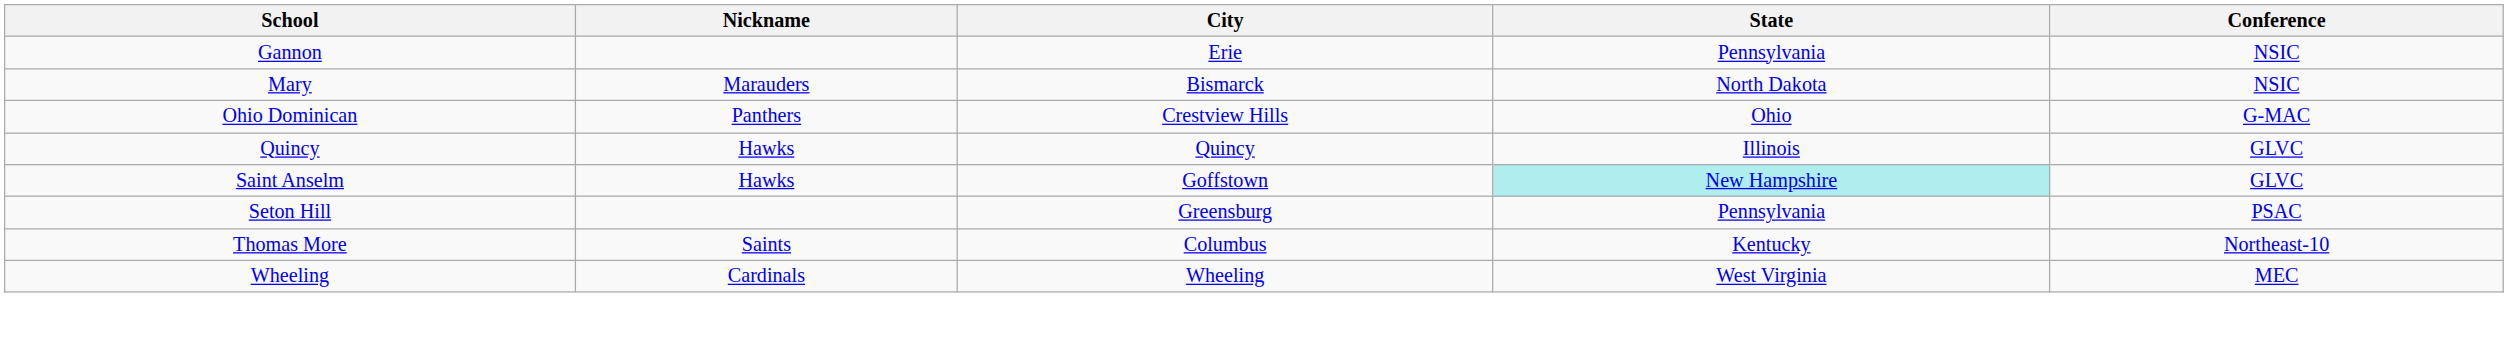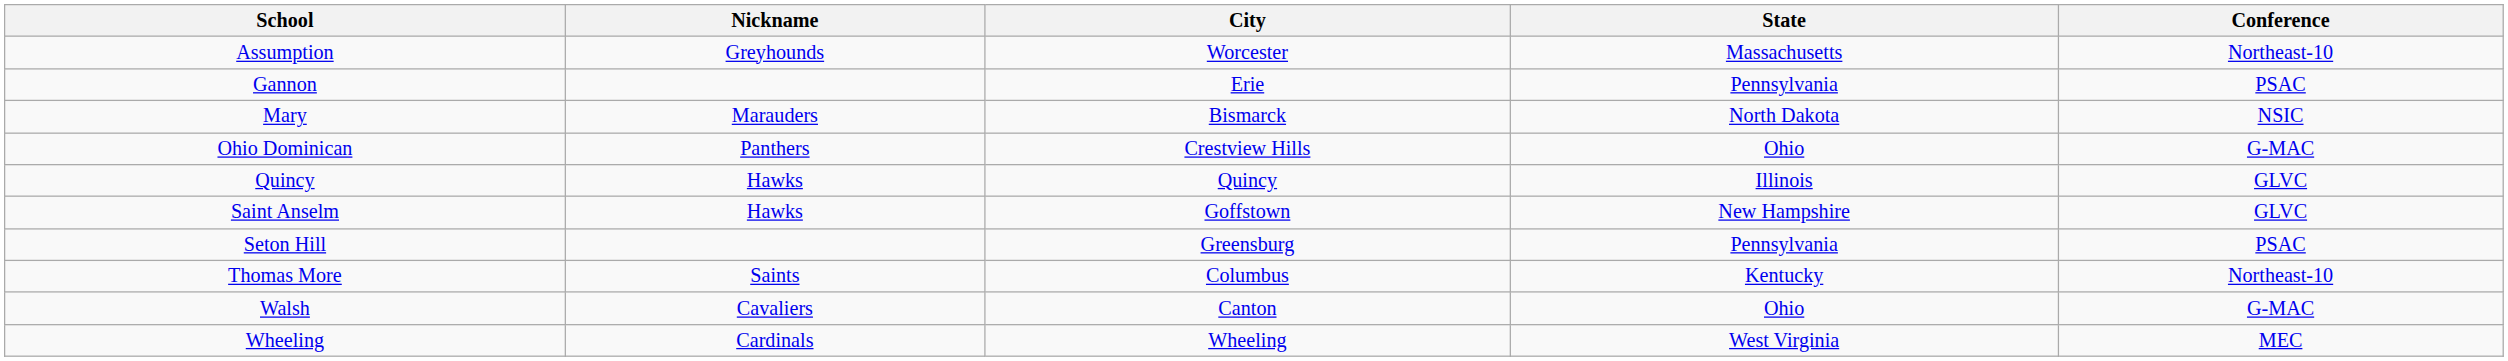+ row: (285, 52)
(2277, 52) NSIC -> (2281, 84) PSAC
(1771, 180) paleturquoise background -> (1784, 212) no background
+ row: (285, 308)
